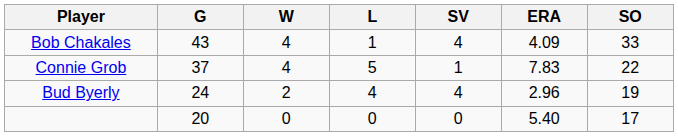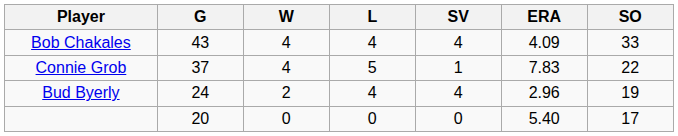(372, 42) 1 -> (372, 42) 4
